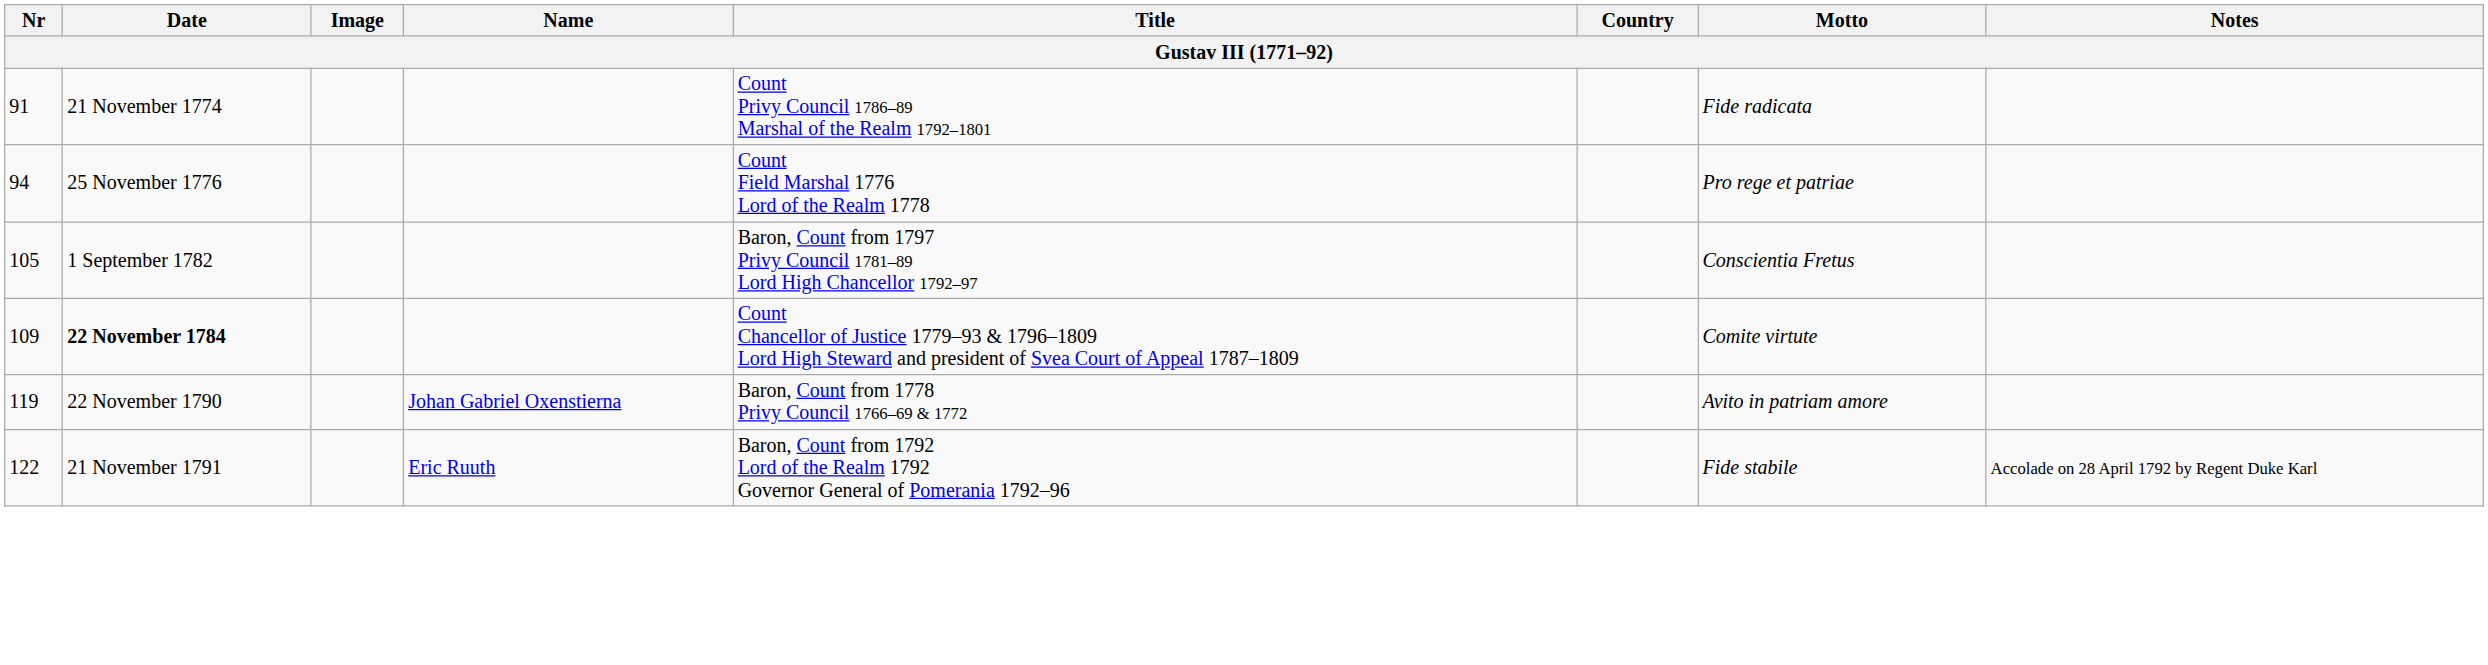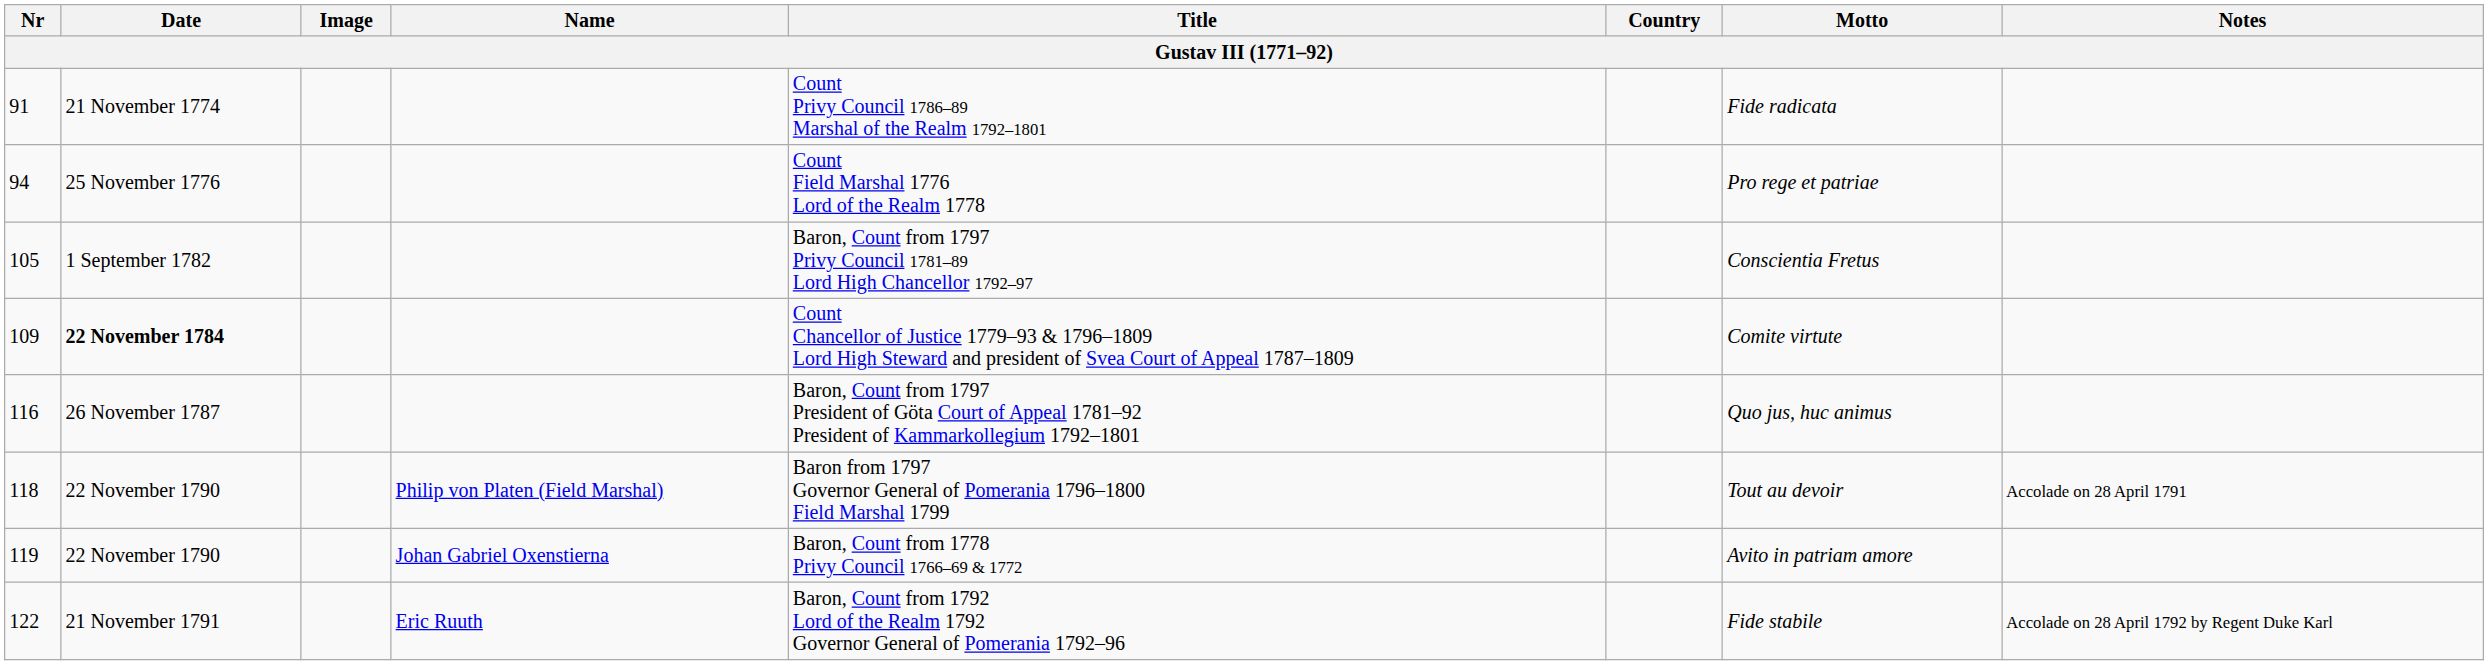+ row: (24, 413)
+ row: (24, 489)
